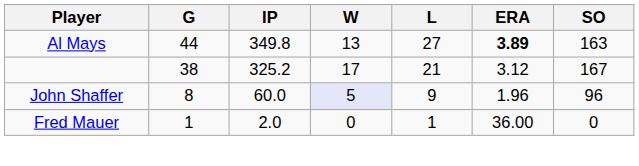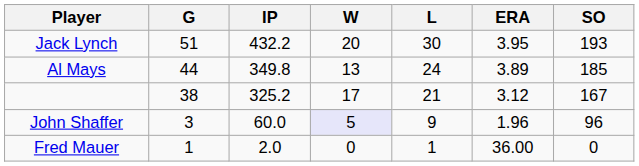+ row: (76, 43)
(432, 43) 27 -> (432, 69) 24
(513, 43) bold -> (513, 69) normal
(594, 43) 163 -> (594, 69) 185
(189, 95) 8 -> (189, 122) 3
